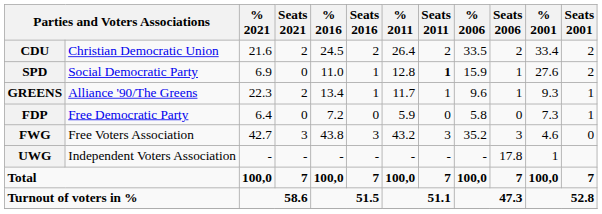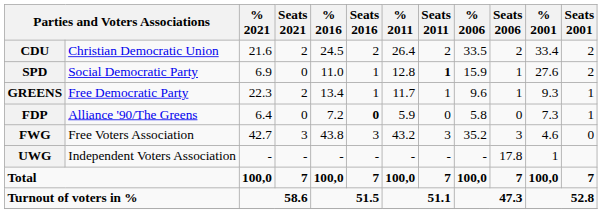(133, 93) Alliance '90/The Greens -> (128, 93) Free Democratic Party
(128, 114) Free Democratic Party -> (133, 114) Alliance '90/The Greens
(376, 114) normal -> (376, 114) bold
